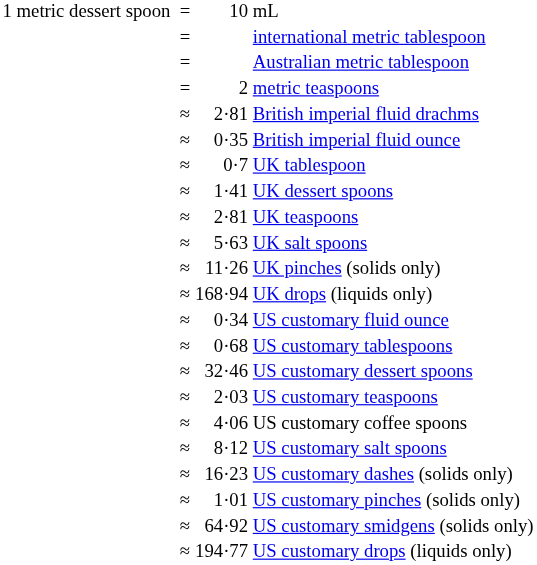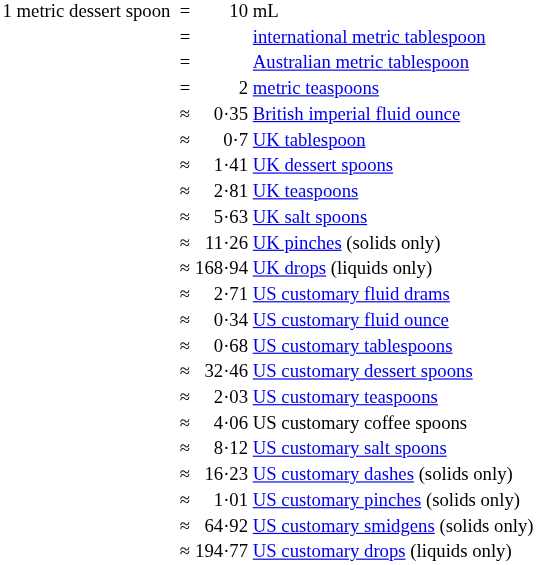- row: (366, 113)
+ row: (351, 294)
